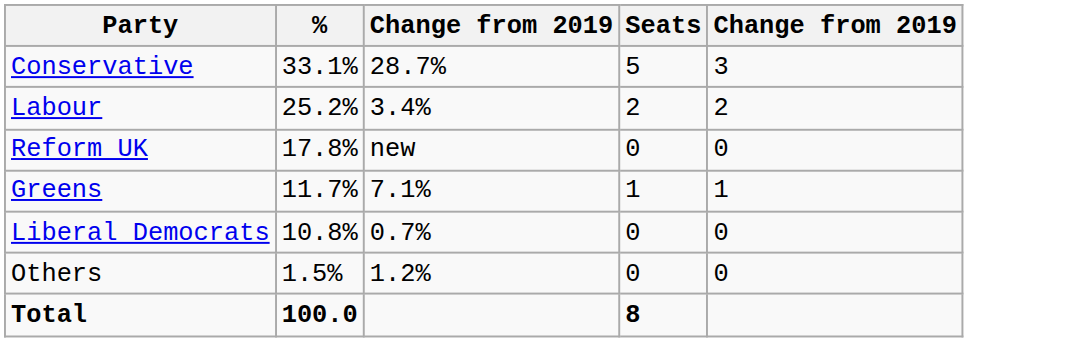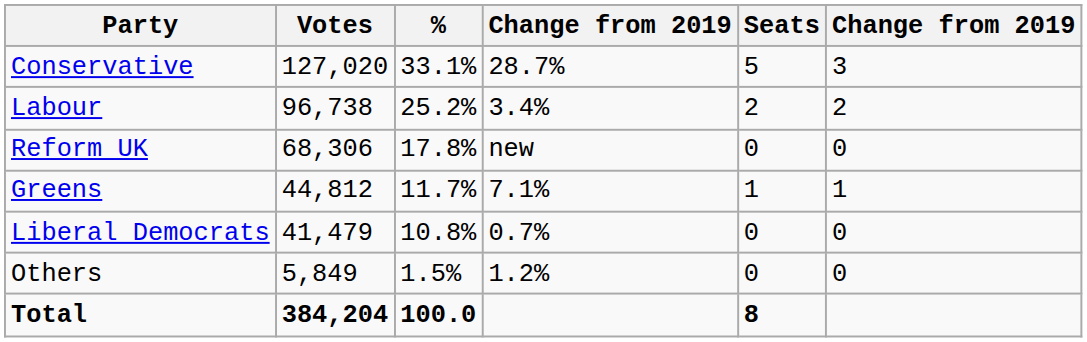+ column: (335, 26)
